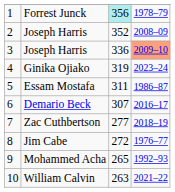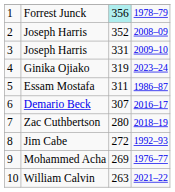(120, 50) 336 -> (120, 50) 331
(151, 50) lightsalmon background -> (151, 50) no background
(120, 123) 277 -> (120, 123) 280
(151, 141) 1976–77 -> (151, 141) 1992–93
(120, 159) 265 -> (120, 159) 269
(151, 159) 1992–93 -> (151, 159) 1976–77
